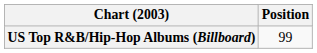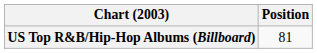(285, 37) 99 -> (285, 37) 81
